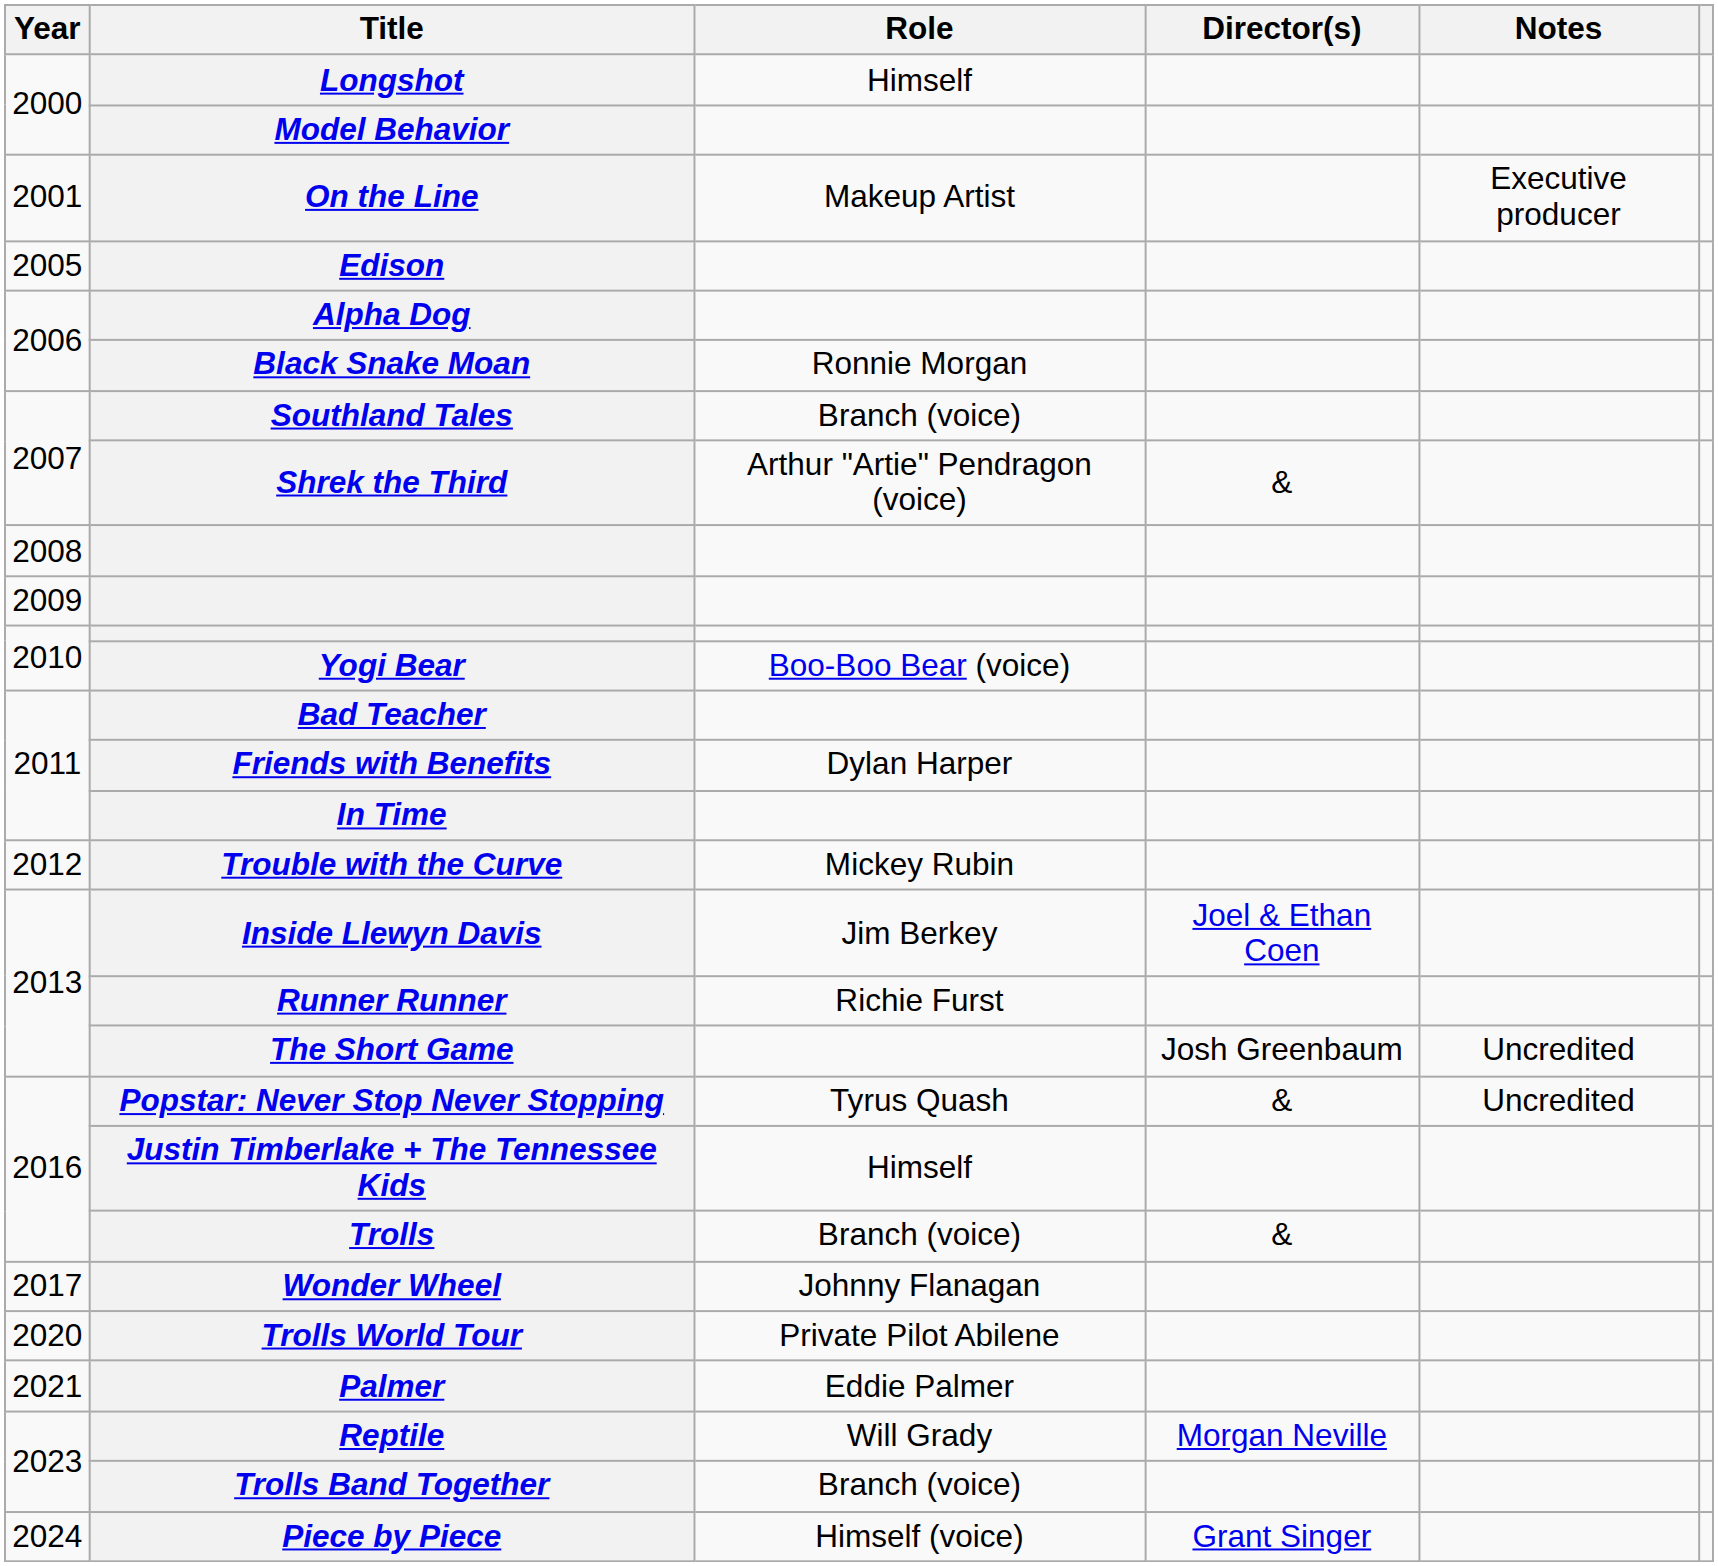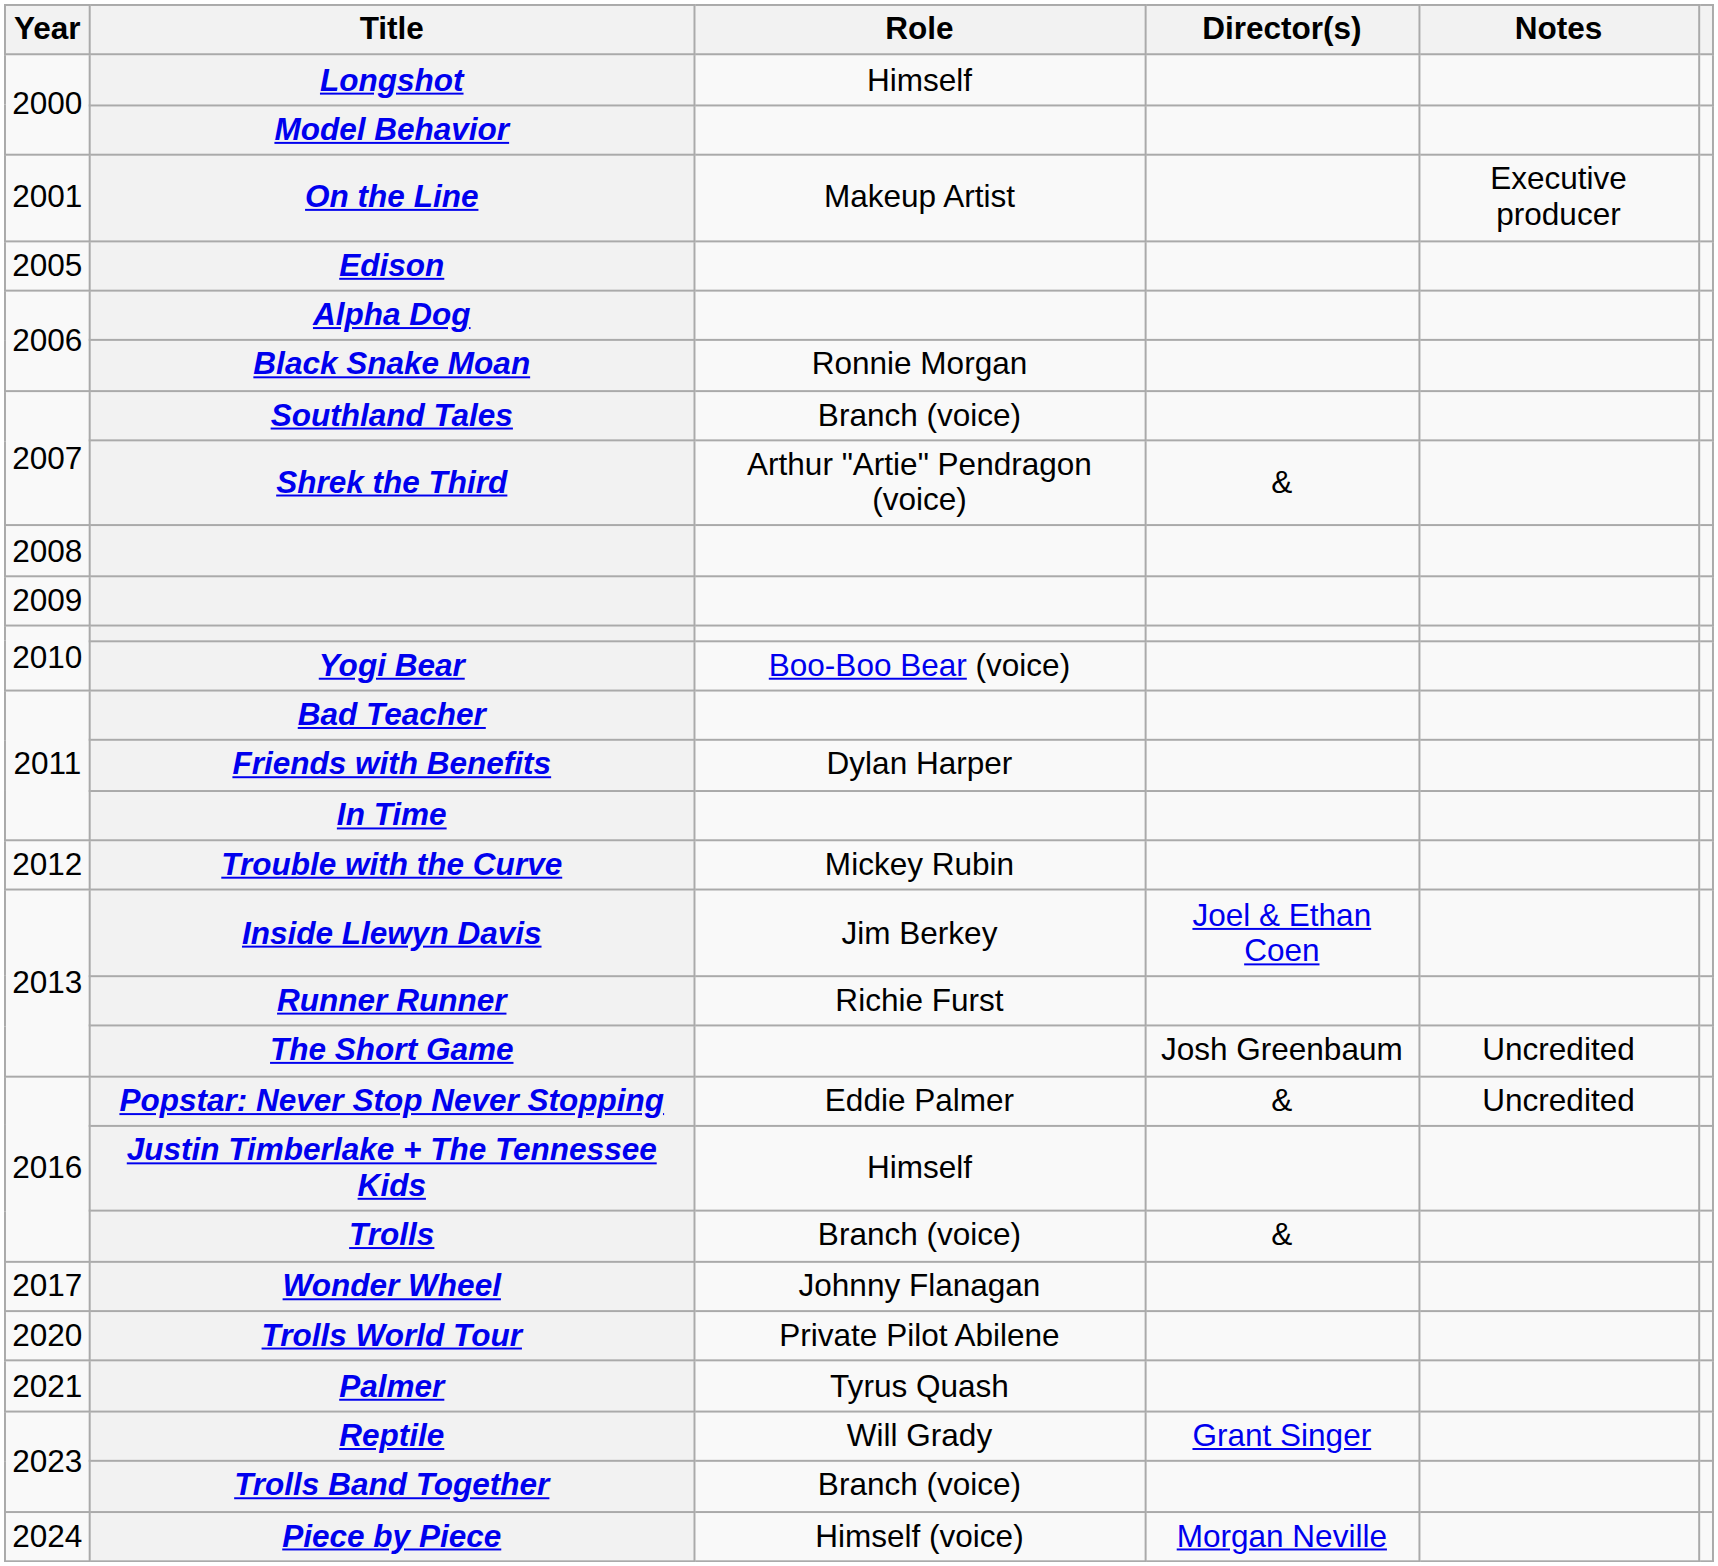(919, 1100) Tyrus Quash -> (919, 1100) Eddie Palmer
(919, 1385) Eddie Palmer -> (919, 1385) Tyrus Quash
(1282, 1435) Morgan Neville -> (1282, 1435) Grant Singer
(1282, 1535) Grant Singer -> (1282, 1535) Morgan Neville
